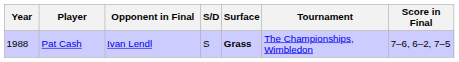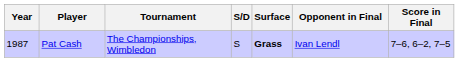columns swapped: (325, 17) <-> (153, 17)
(17, 44) 1988 -> (17, 44) 1987
